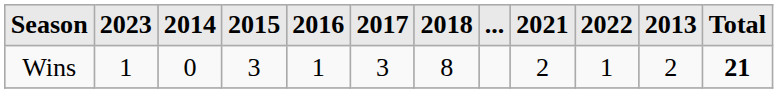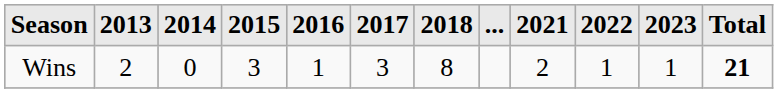columns swapped: (671, 25) <-> (126, 25)
